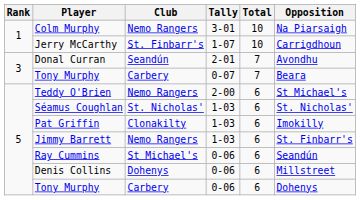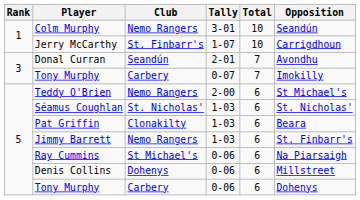(312, 28) Na Piarsaigh -> (297, 28) Seandún
(291, 76) Beara -> (300, 76) Imokilly
(300, 124) Imokilly -> (291, 124) Beara
(297, 155) Seandún -> (312, 155) Na Piarsaigh
